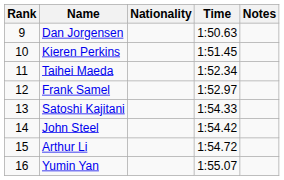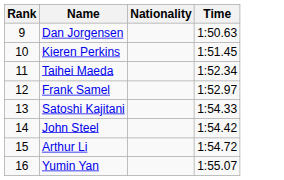- column: (259, 14)
